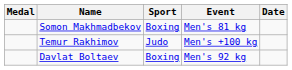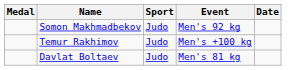(163, 27) Boxing -> (157, 27) Judo
(215, 27) Men's 81 kg -> (209, 27) Men's 92 kg
(163, 58) Boxing -> (157, 58) Judo
(215, 58) Men's 92 kg -> (209, 58) Men's 81 kg
